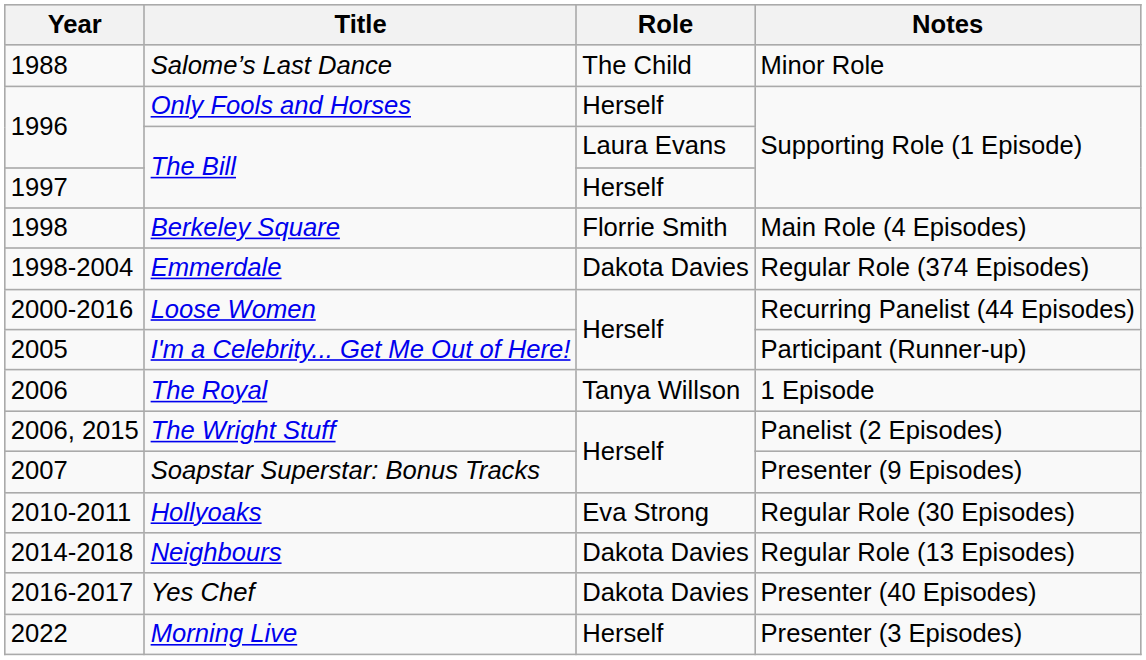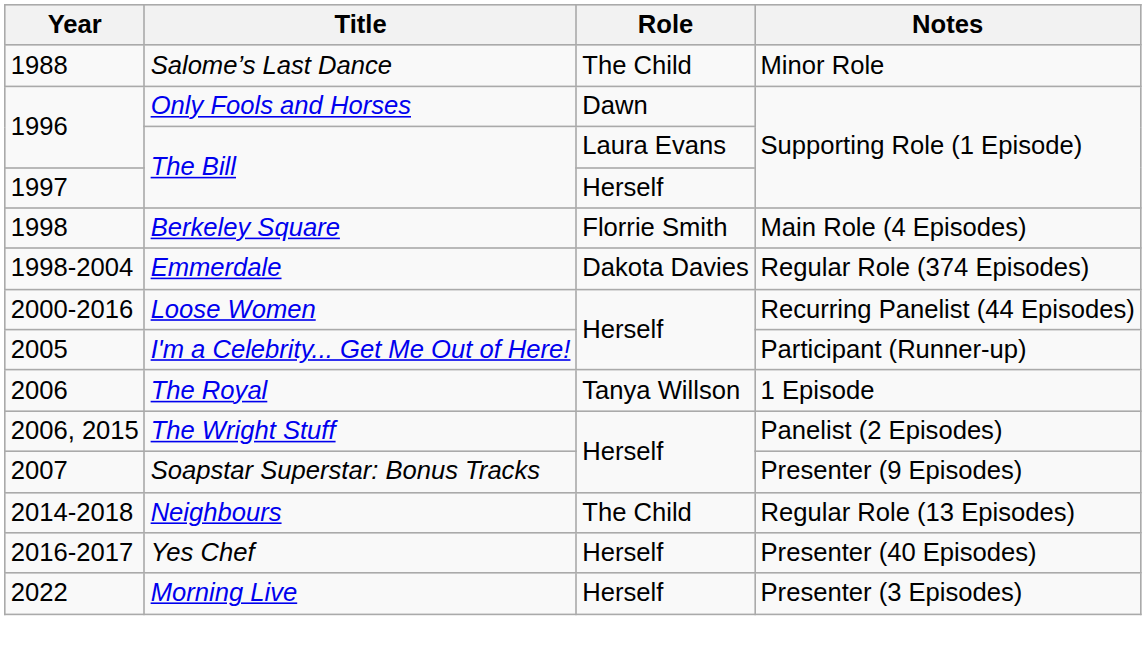(623, 106) Herself -> (615, 106) Dawn
- row: (71, 512)
(666, 552) Dakota Davies -> (637, 512) The Child
(666, 593) Dakota Davies -> (623, 552) Herself
